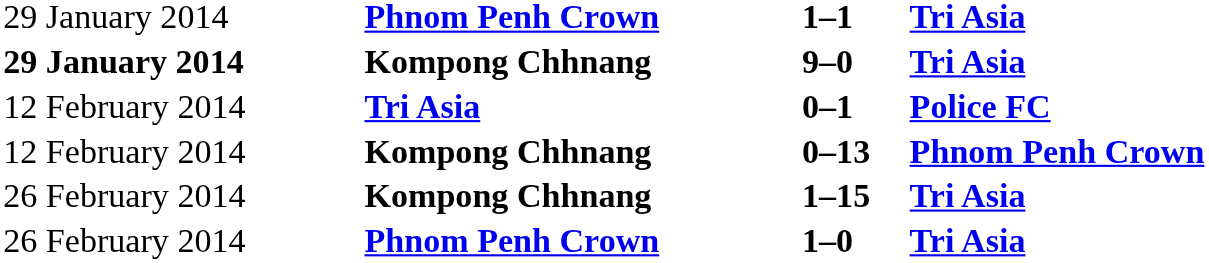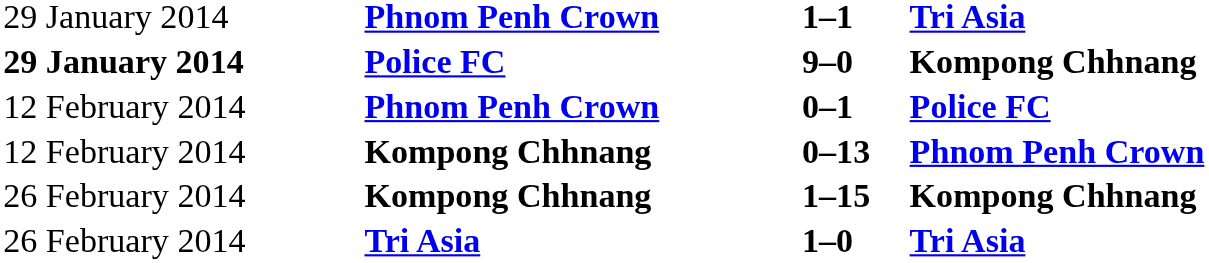(508, 61) Kompong Chhnang -> (435, 61) Police FC
(968, 61) Tri Asia -> (1053, 61) Kompong Chhnang
(422, 106) Tri Asia -> (512, 106) Phnom Penh Crown
(968, 196) Tri Asia -> (1053, 196) Kompong Chhnang
(512, 240) Phnom Penh Crown -> (422, 240) Tri Asia
